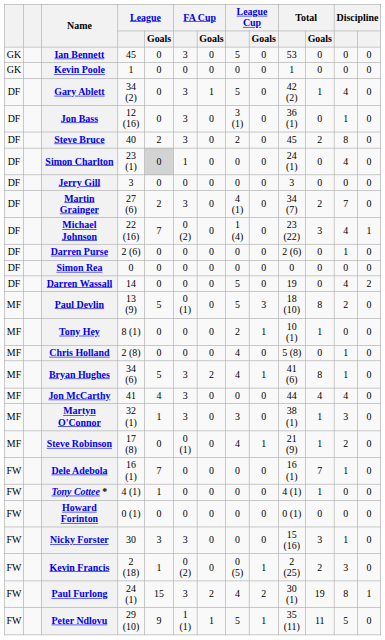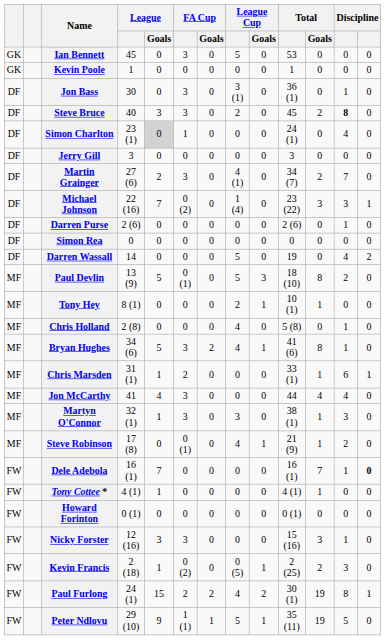- row: (79, 92)
(131, 118) 12 (16) -> (131, 92) 30
(159, 140) 2 -> (159, 113) 3
(346, 140) normal -> (346, 113) bold
(346, 231) 4 -> (346, 204) 3
+ row: (79, 374)
(369, 471) normal -> (369, 471) bold
(131, 540) 30 -> (131, 540) 12 (16)
(185, 594) 3 -> (185, 594) 2
(320, 621) 11 -> (320, 621) 19
